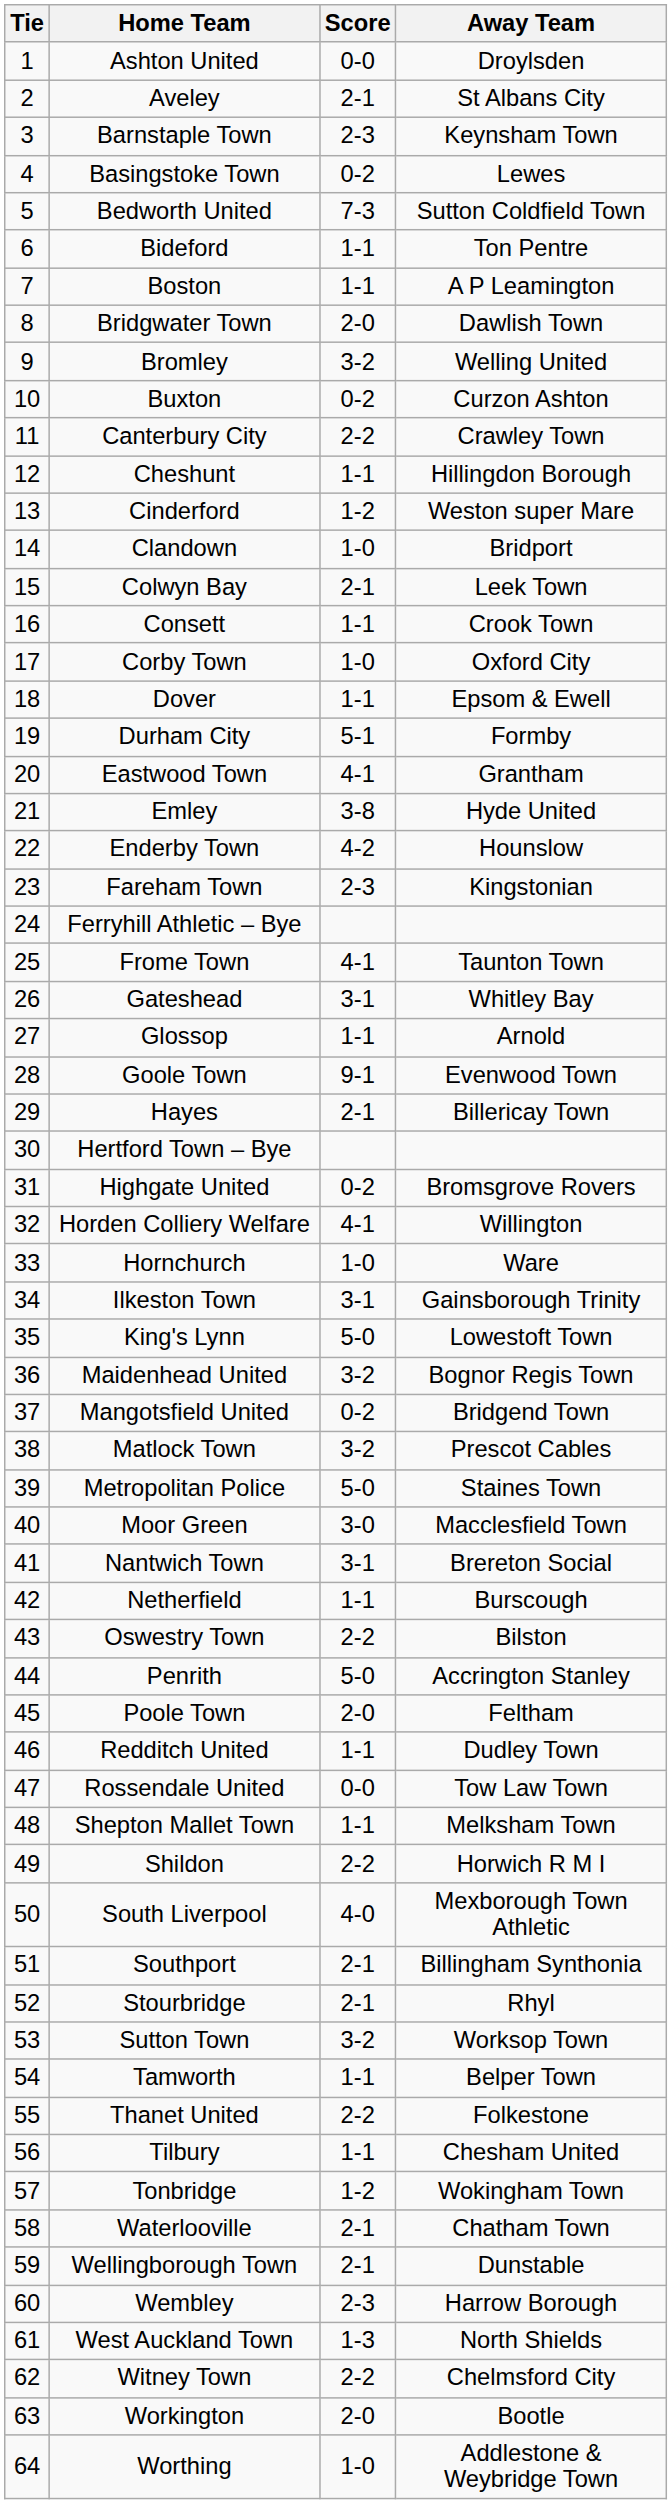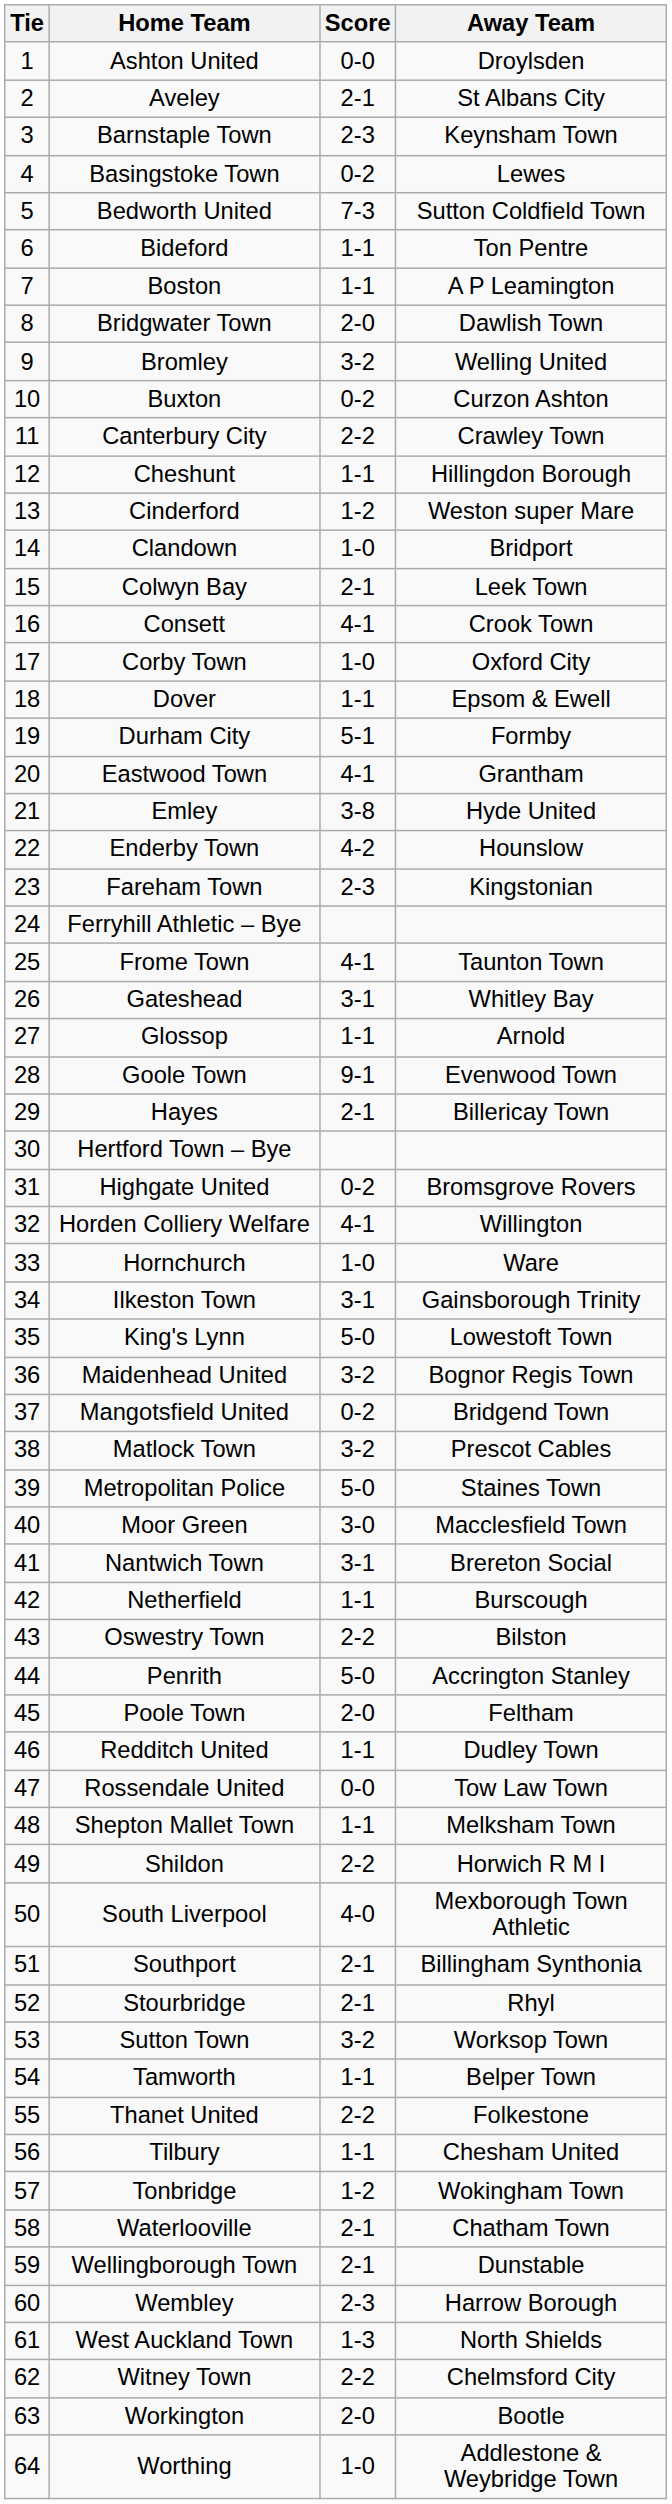(358, 624) 1-1 -> (358, 624) 4-1
